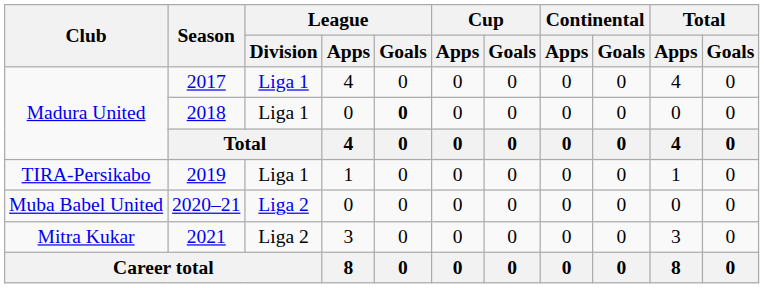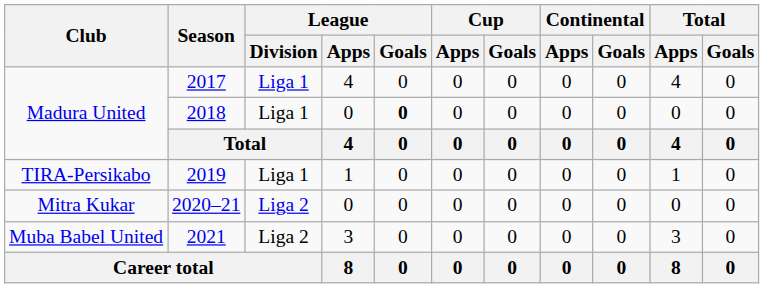(86, 205) Muba Babel United -> (86, 205) Mitra Kukar
(86, 236) Mitra Kukar -> (86, 236) Muba Babel United
